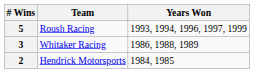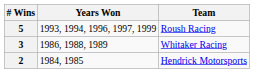columns swapped: (83, 12) <-> (189, 12)
